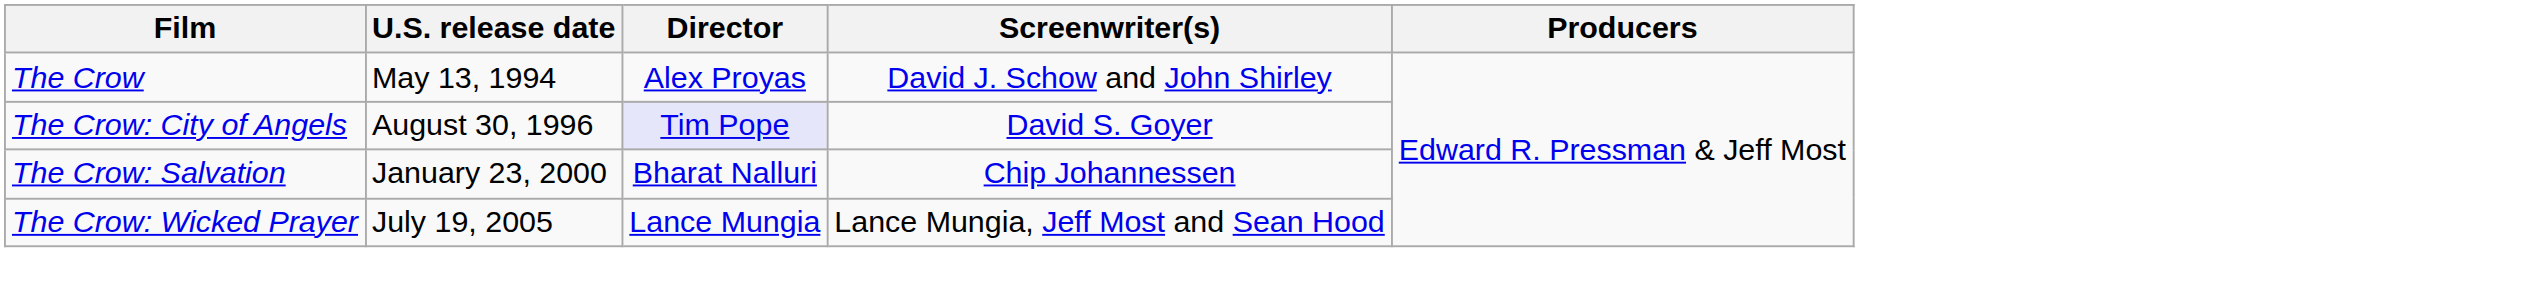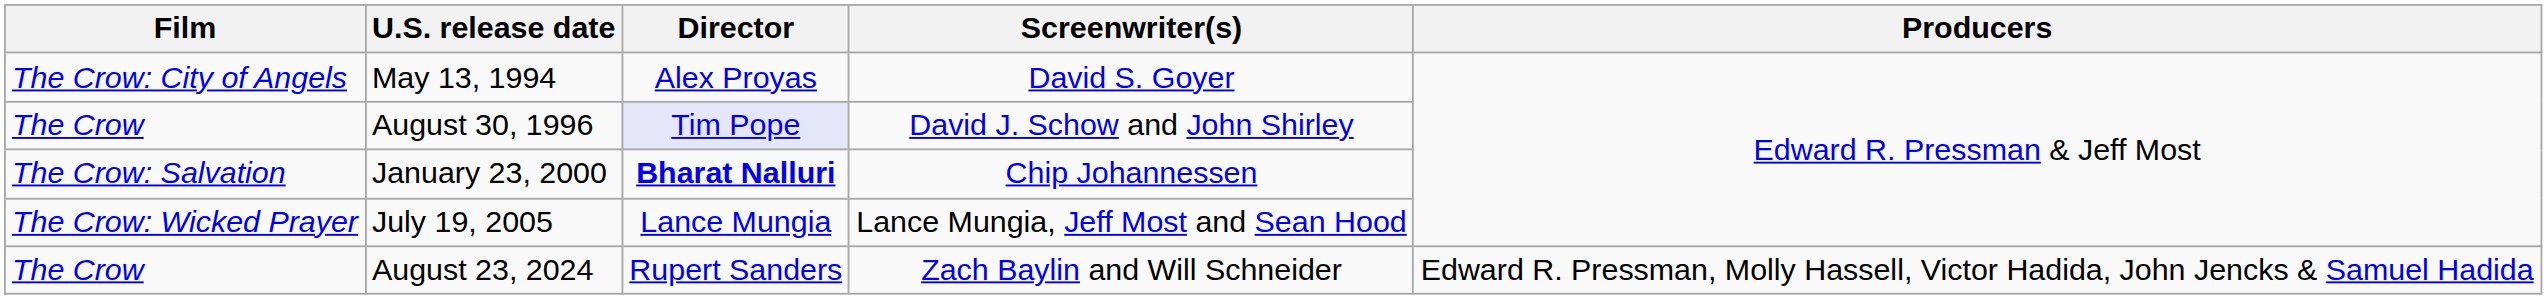(78, 76) The Crow -> (179, 76) The Crow: City of Angels
(1110, 76) David J. Schow and John Shirley -> (1131, 76) David S. Goyer
(179, 125) The Crow: City of Angels -> (78, 125) The Crow
(1110, 125) David S. Goyer -> (1132, 125) David J. Schow and John Shirley
(725, 173) normal -> (736, 173) bold
+ row: (483, 269)
